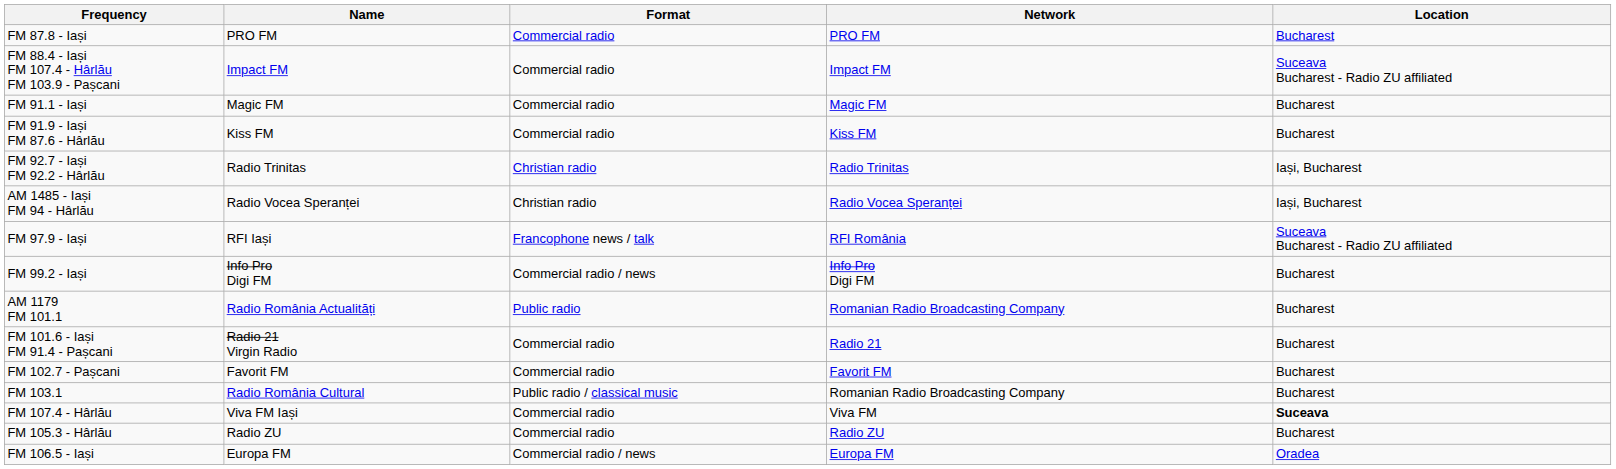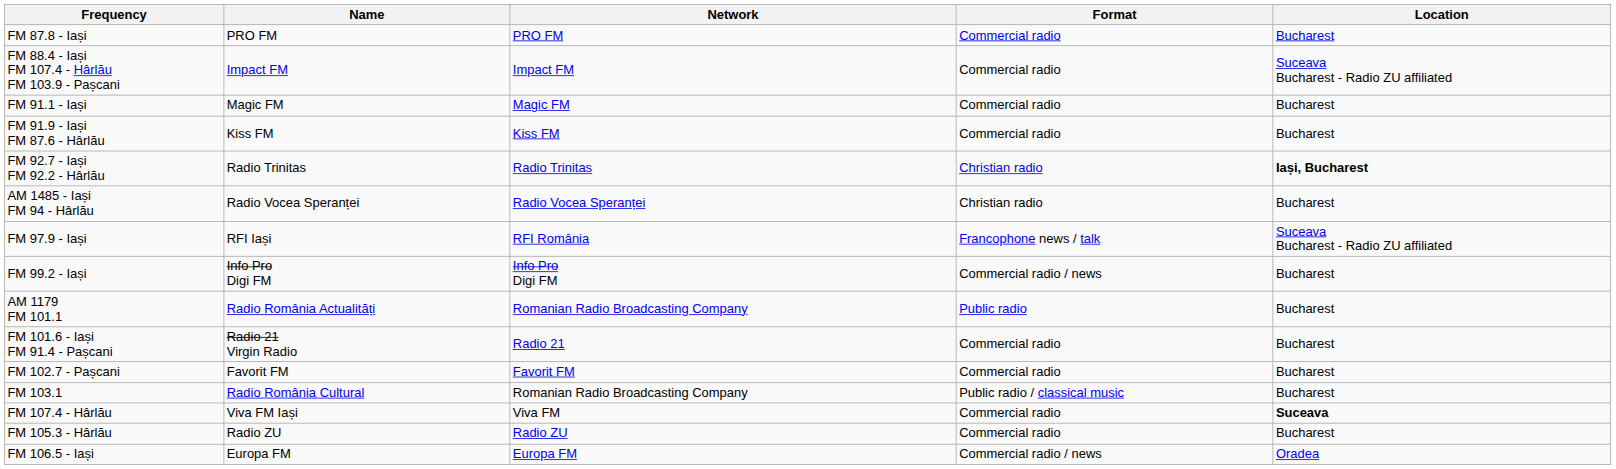columns swapped: (668, 14) <-> (1050, 14)
(1319, 168) normal -> (1322, 168) bold
(1319, 203) Iași, Bucharest -> (1305, 203) Bucharest
